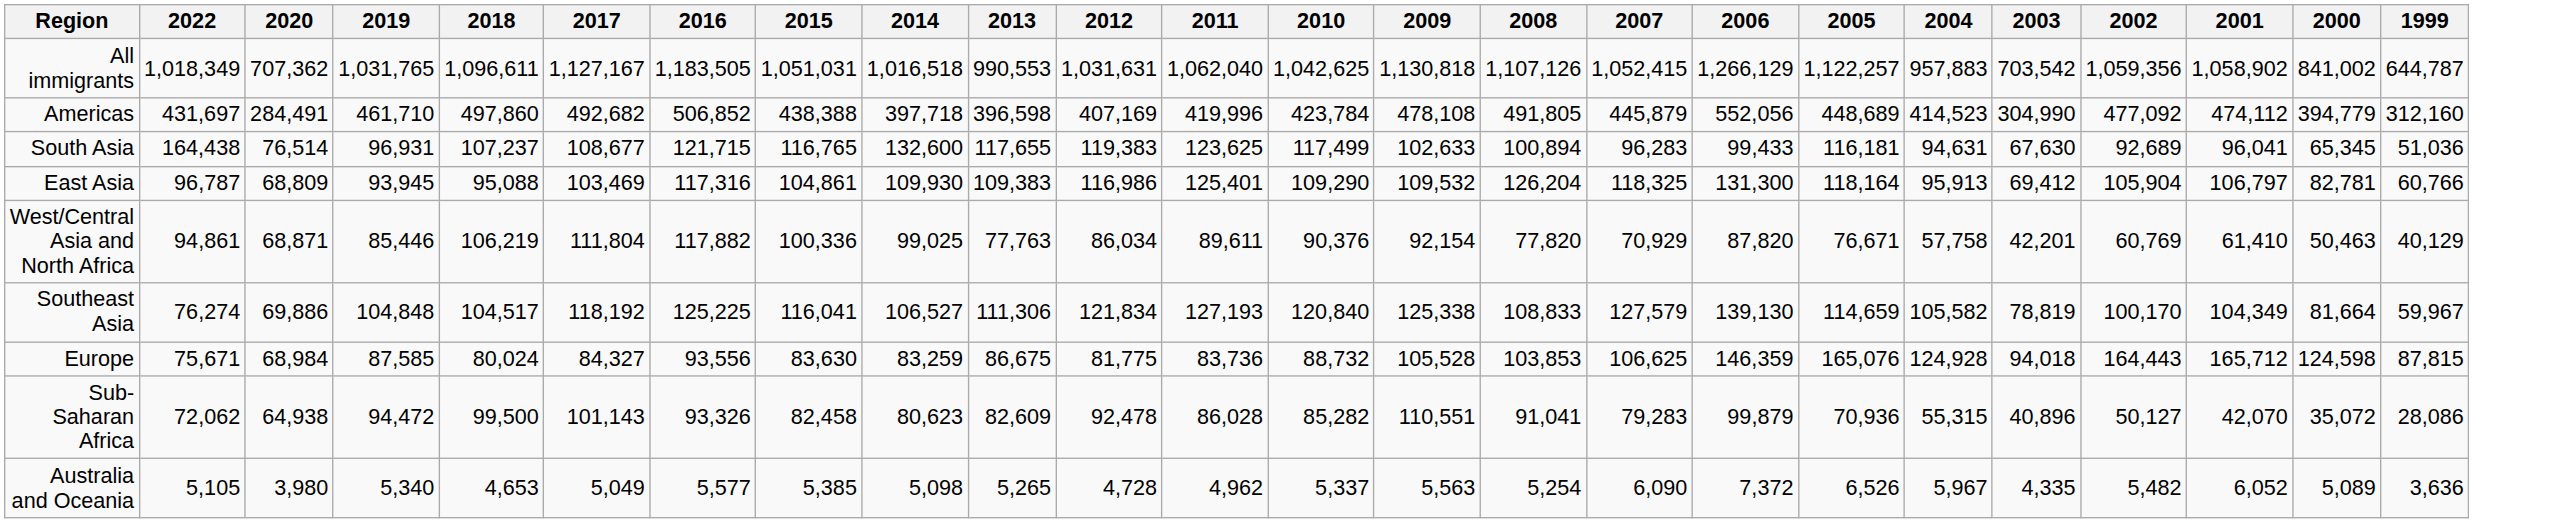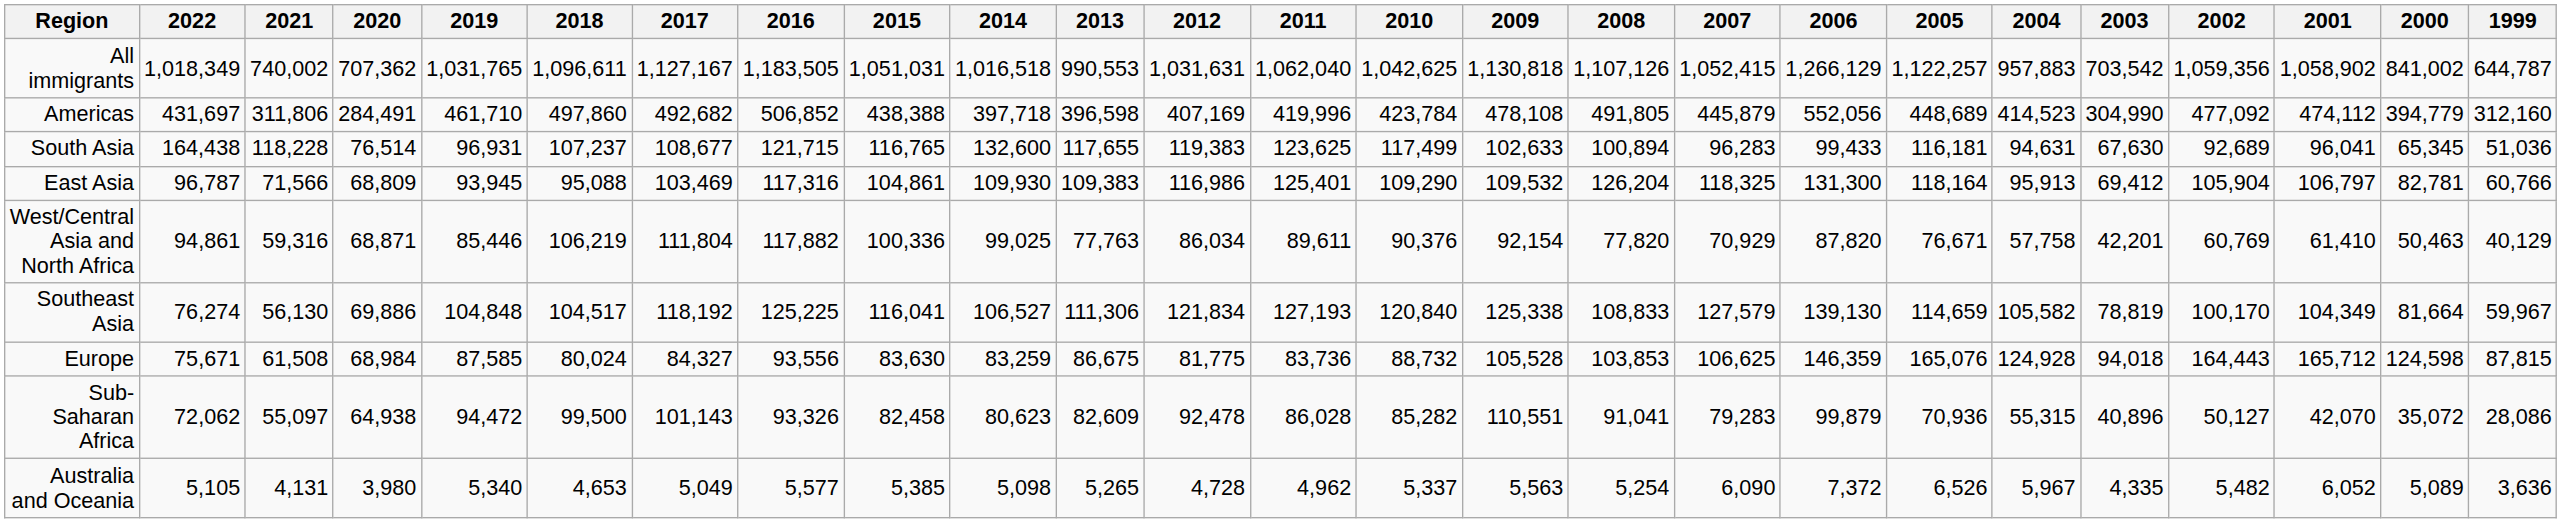+ column: (289, 21)
